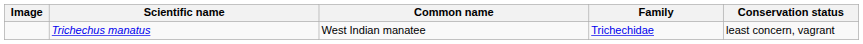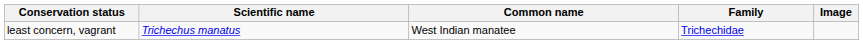columns swapped: (27, 13) <-> (791, 13)
